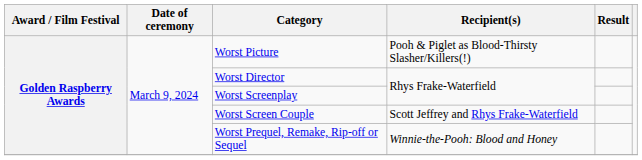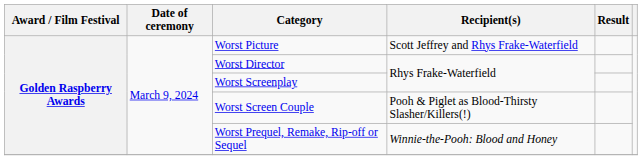(463, 51) Pooh & Piglet as Blood-Thirsty Slasher/Killers(!) -> (484, 45) Scott Jeffrey and Rhys Frake-Waterfield
(484, 114) Scott Jeffrey and Rhys Frake-Waterfield -> (463, 107) Pooh & Piglet as Blood-Thirsty Slasher/Killers(!)
